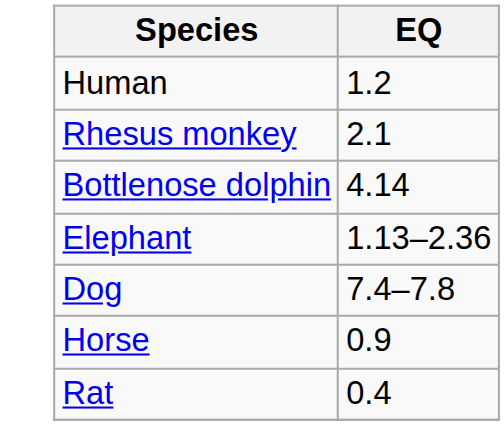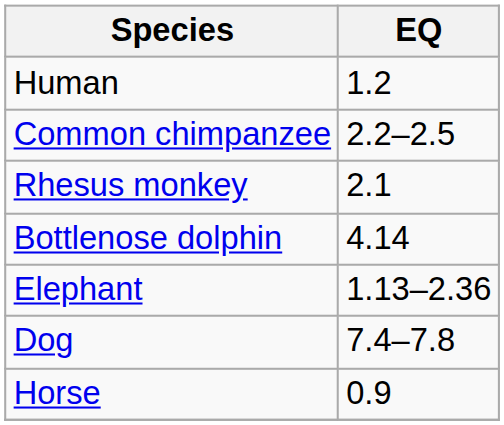+ row: (172, 134)
- row: (88, 393)
